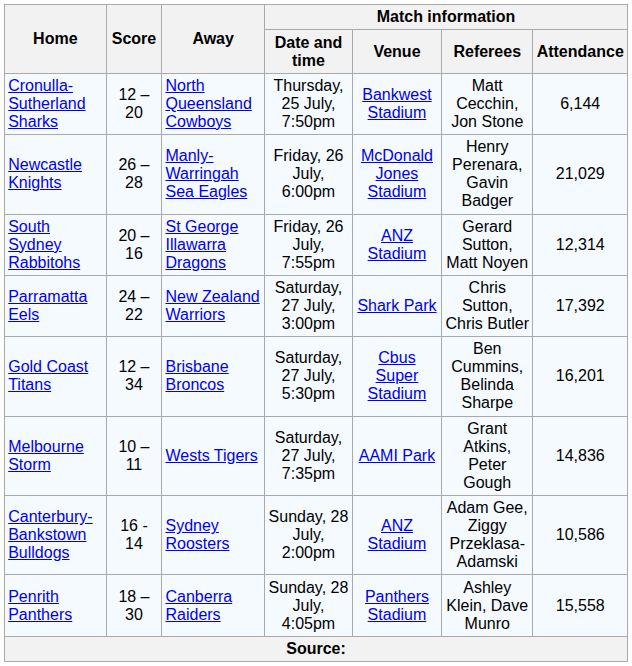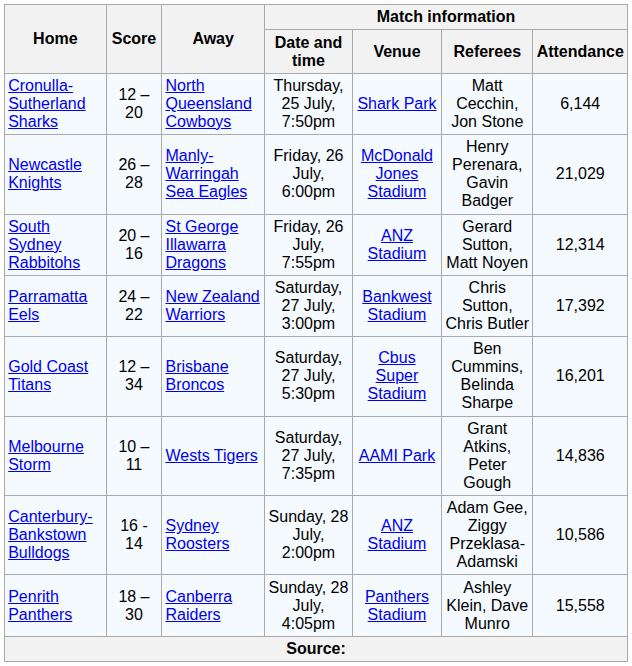(397, 103) Bankwest Stadium -> (397, 103) Shark Park
(397, 306) Shark Park -> (397, 306) Bankwest Stadium
